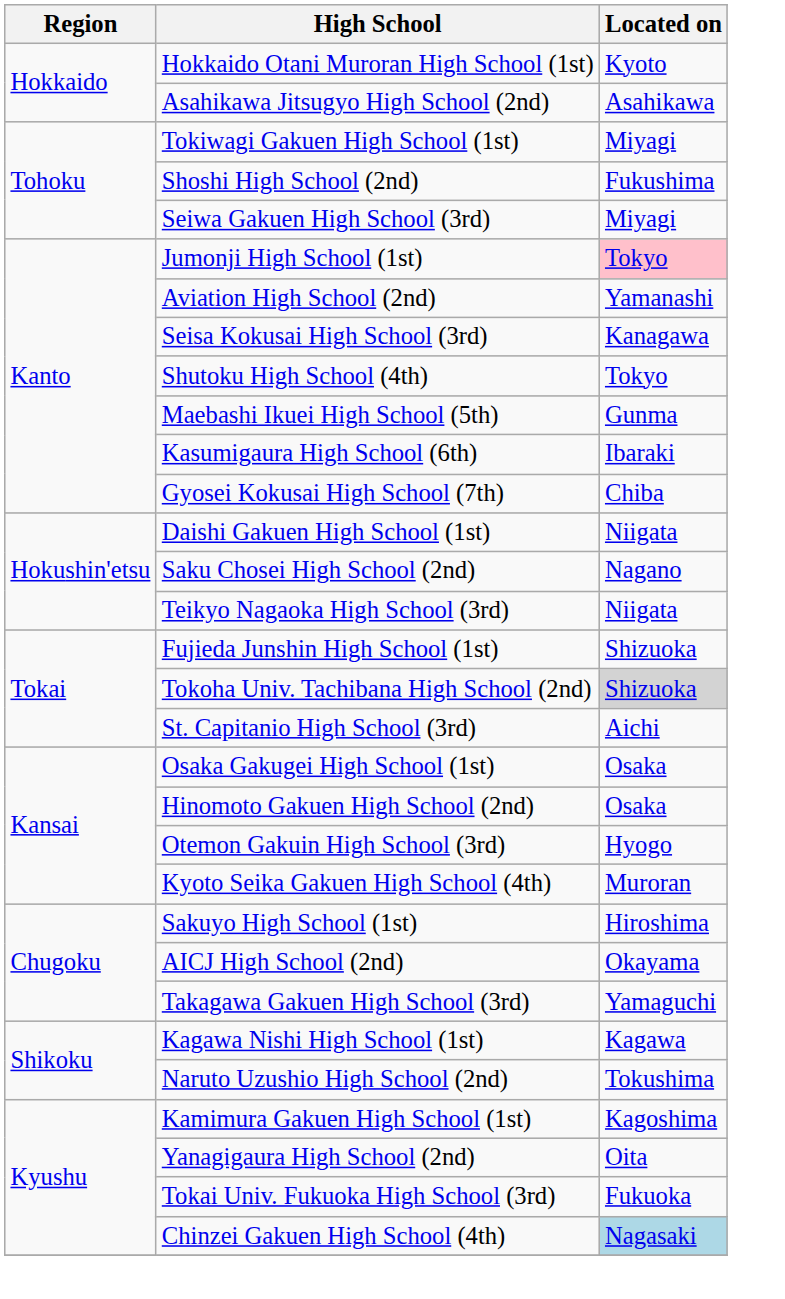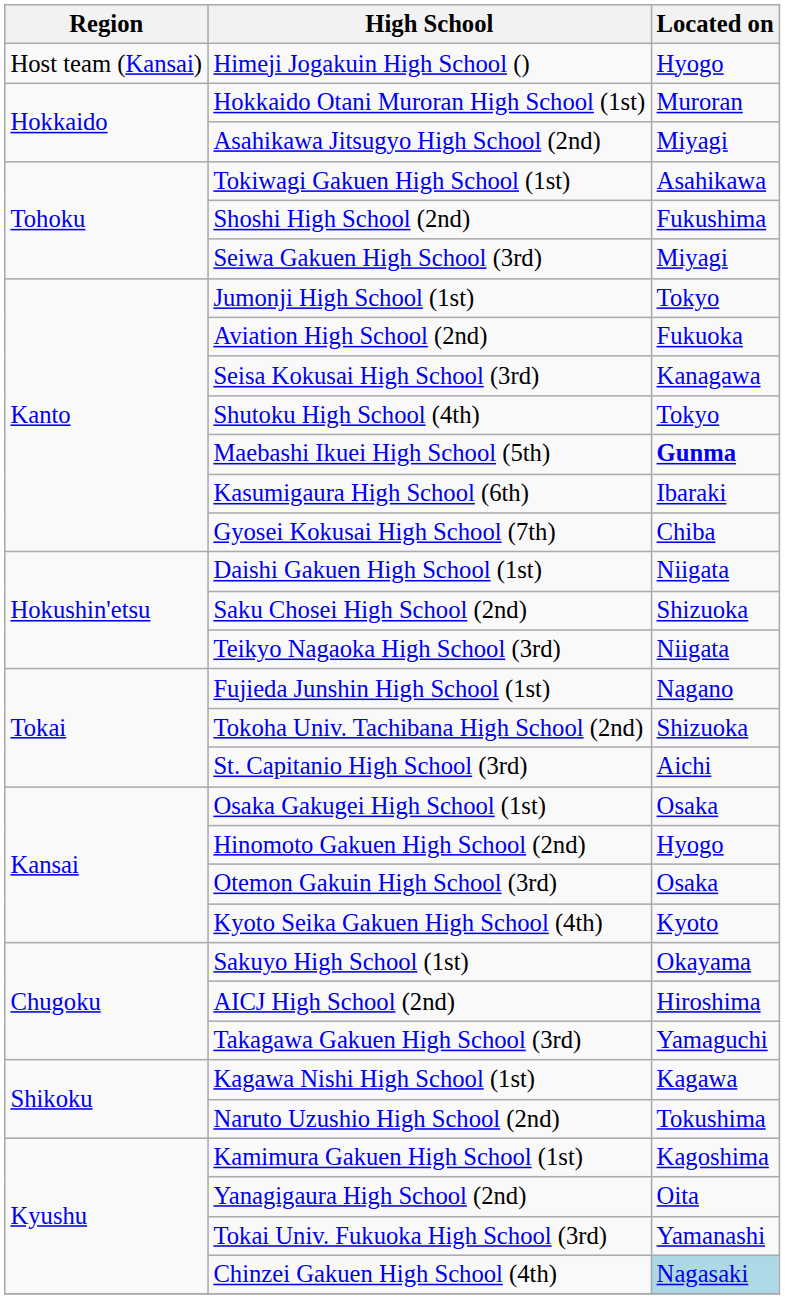+ row: (372, 63)
(636, 63) Kyoto -> (700, 102) Muroran
(660, 102) Asahikawa -> (692, 141) Miyagi
(641, 141) Miyagi -> (711, 180) Asahikawa
(636, 258) pink background -> (688, 297) no background
(659, 297) Yamanashi -> (700, 336) Fukuoka
(641, 414) normal -> (696, 453) bold
(643, 571) Nagano -> (702, 610) Shizuoka
(651, 649) Shizuoka -> (695, 688) Nagano
(651, 688) lightgrey background -> (702, 727) no background
(636, 805) Osaka -> (690, 844) Hyogo
(639, 844) Hyogo -> (687, 883) Osaka
(648, 883) Muroran -> (687, 922) Kyoto
(657, 922) Hiroshima -> (704, 961) Okayama
(652, 961) Okayama -> (709, 1000) Hiroshima
(648, 1196) Fukuoka -> (711, 1235) Yamanashi
